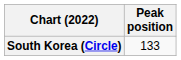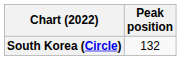(150, 45) 133 -> (150, 45) 132
